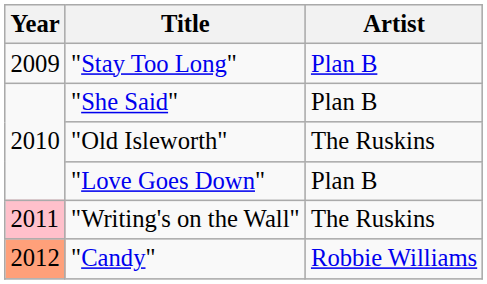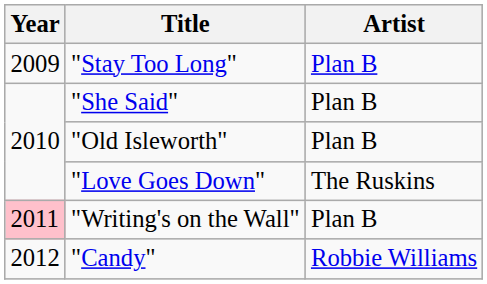(373, 141) The Ruskins -> (344, 141) Plan B
(344, 180) Plan B -> (373, 180) The Ruskins
(373, 219) The Ruskins -> (344, 219) Plan B
(35, 258) lightsalmon background -> (35, 258) no background
